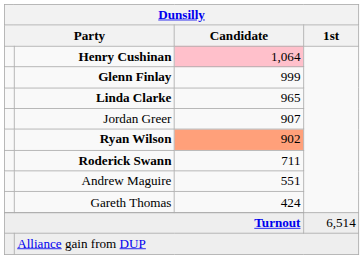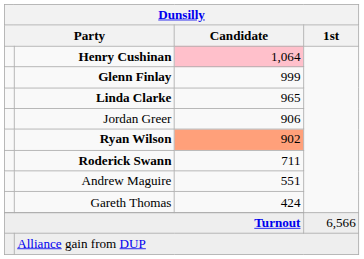(291, 118) 907 -> (291, 118) 906
(341, 222) 6,514 -> (341, 222) 6,566
